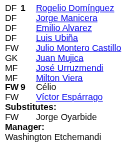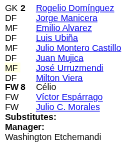(11, 8) DF -> (11, 8) GK
(23, 8) 1 -> (23, 8) 2
(11, 28) DF -> (11, 28) MF
(12, 48) FW -> (11, 48) MF
(11, 58) GK -> (11, 58) DF
(11, 67) no background -> (11, 67) lightyellow background
(11, 77) MF -> (11, 77) DF
(23, 87) 9 -> (23, 87) 8
+ row: (68, 107)
- row: (66, 117)
